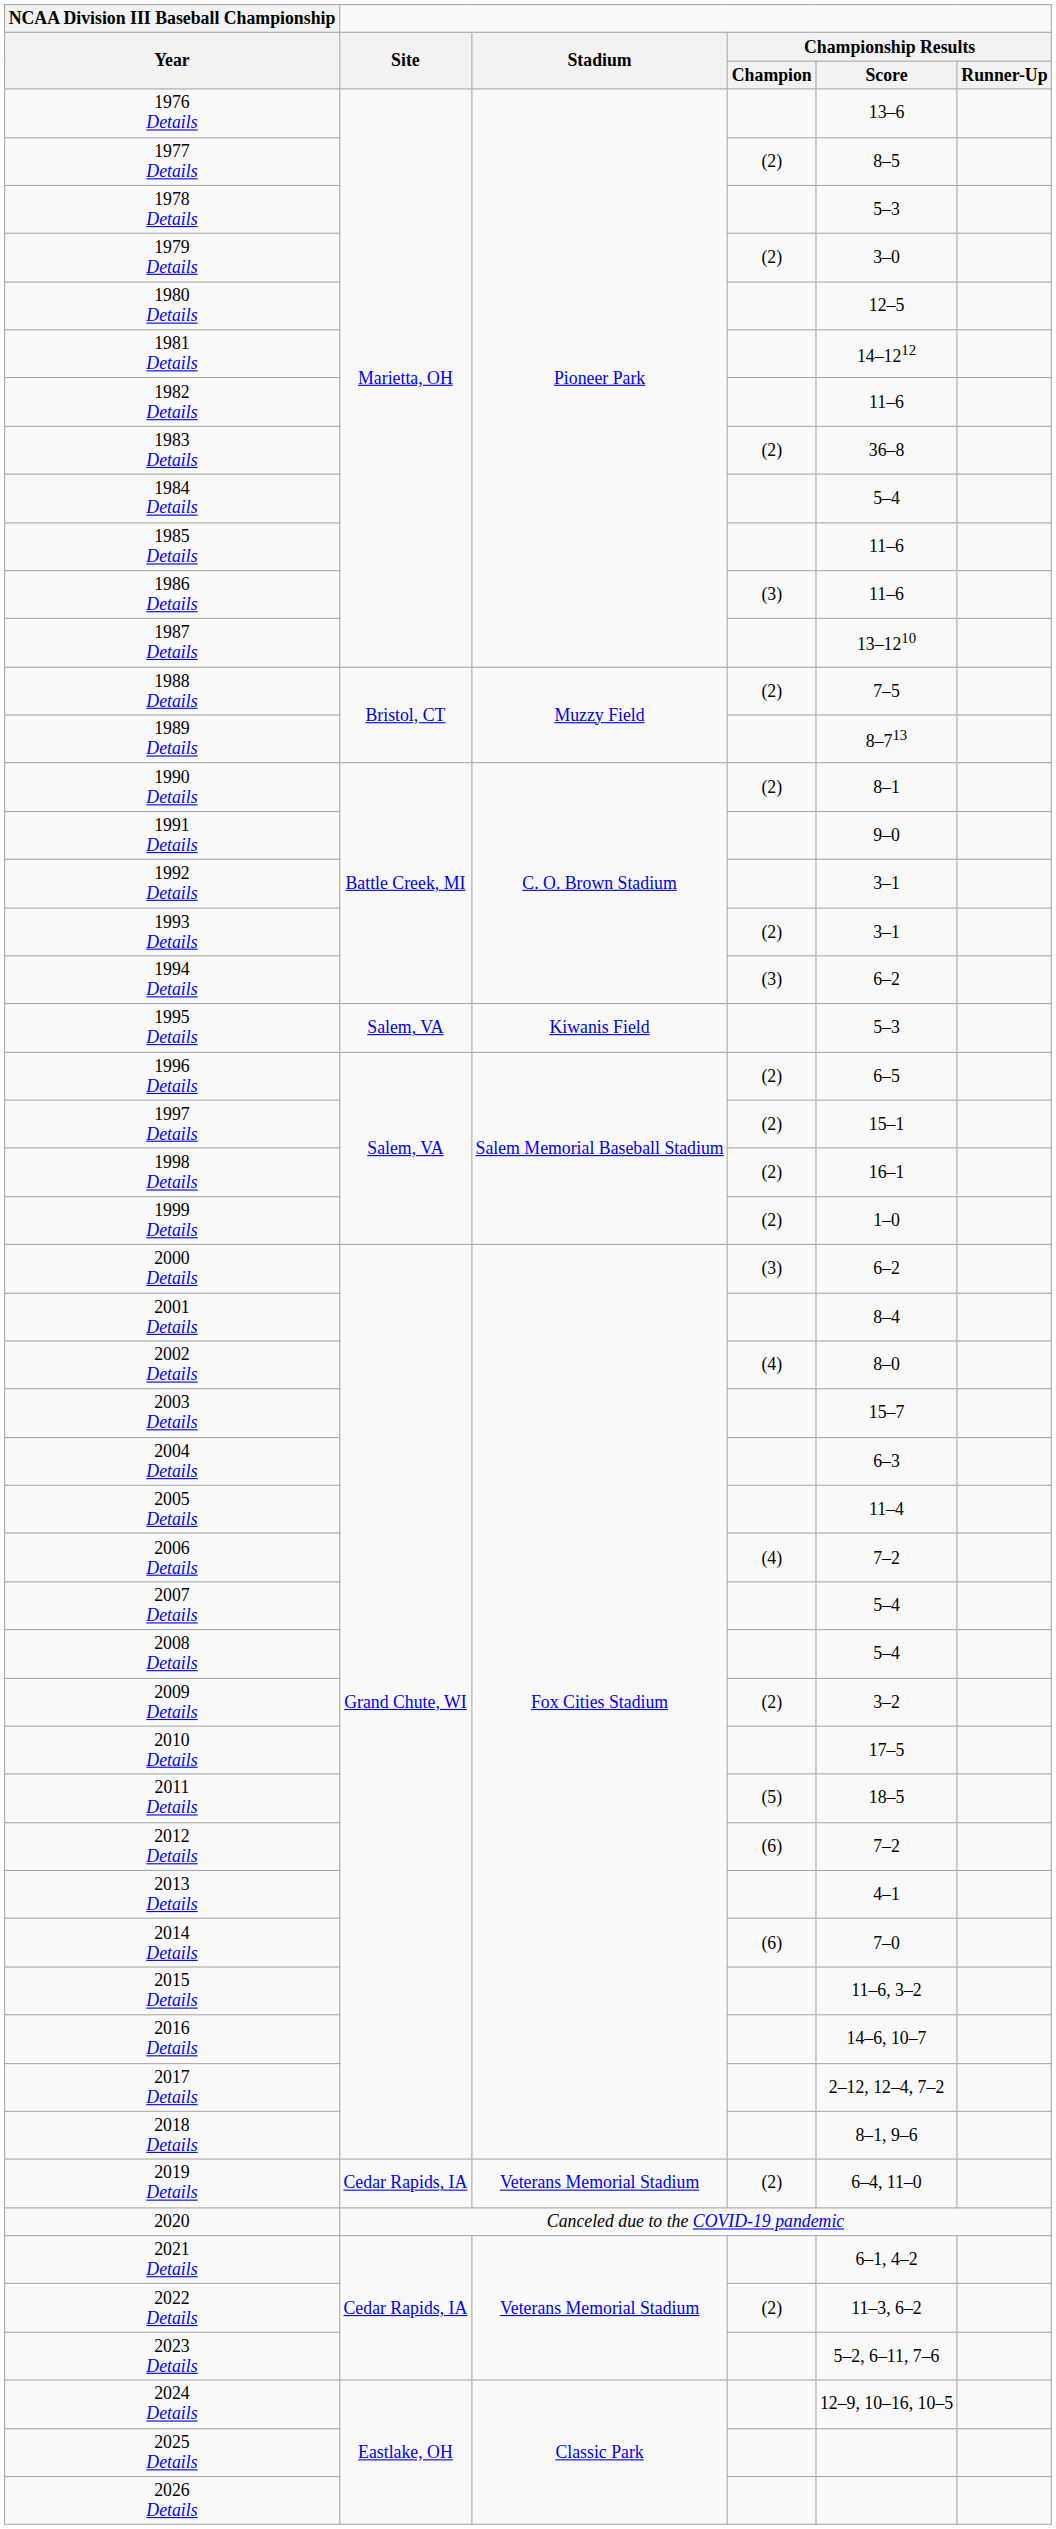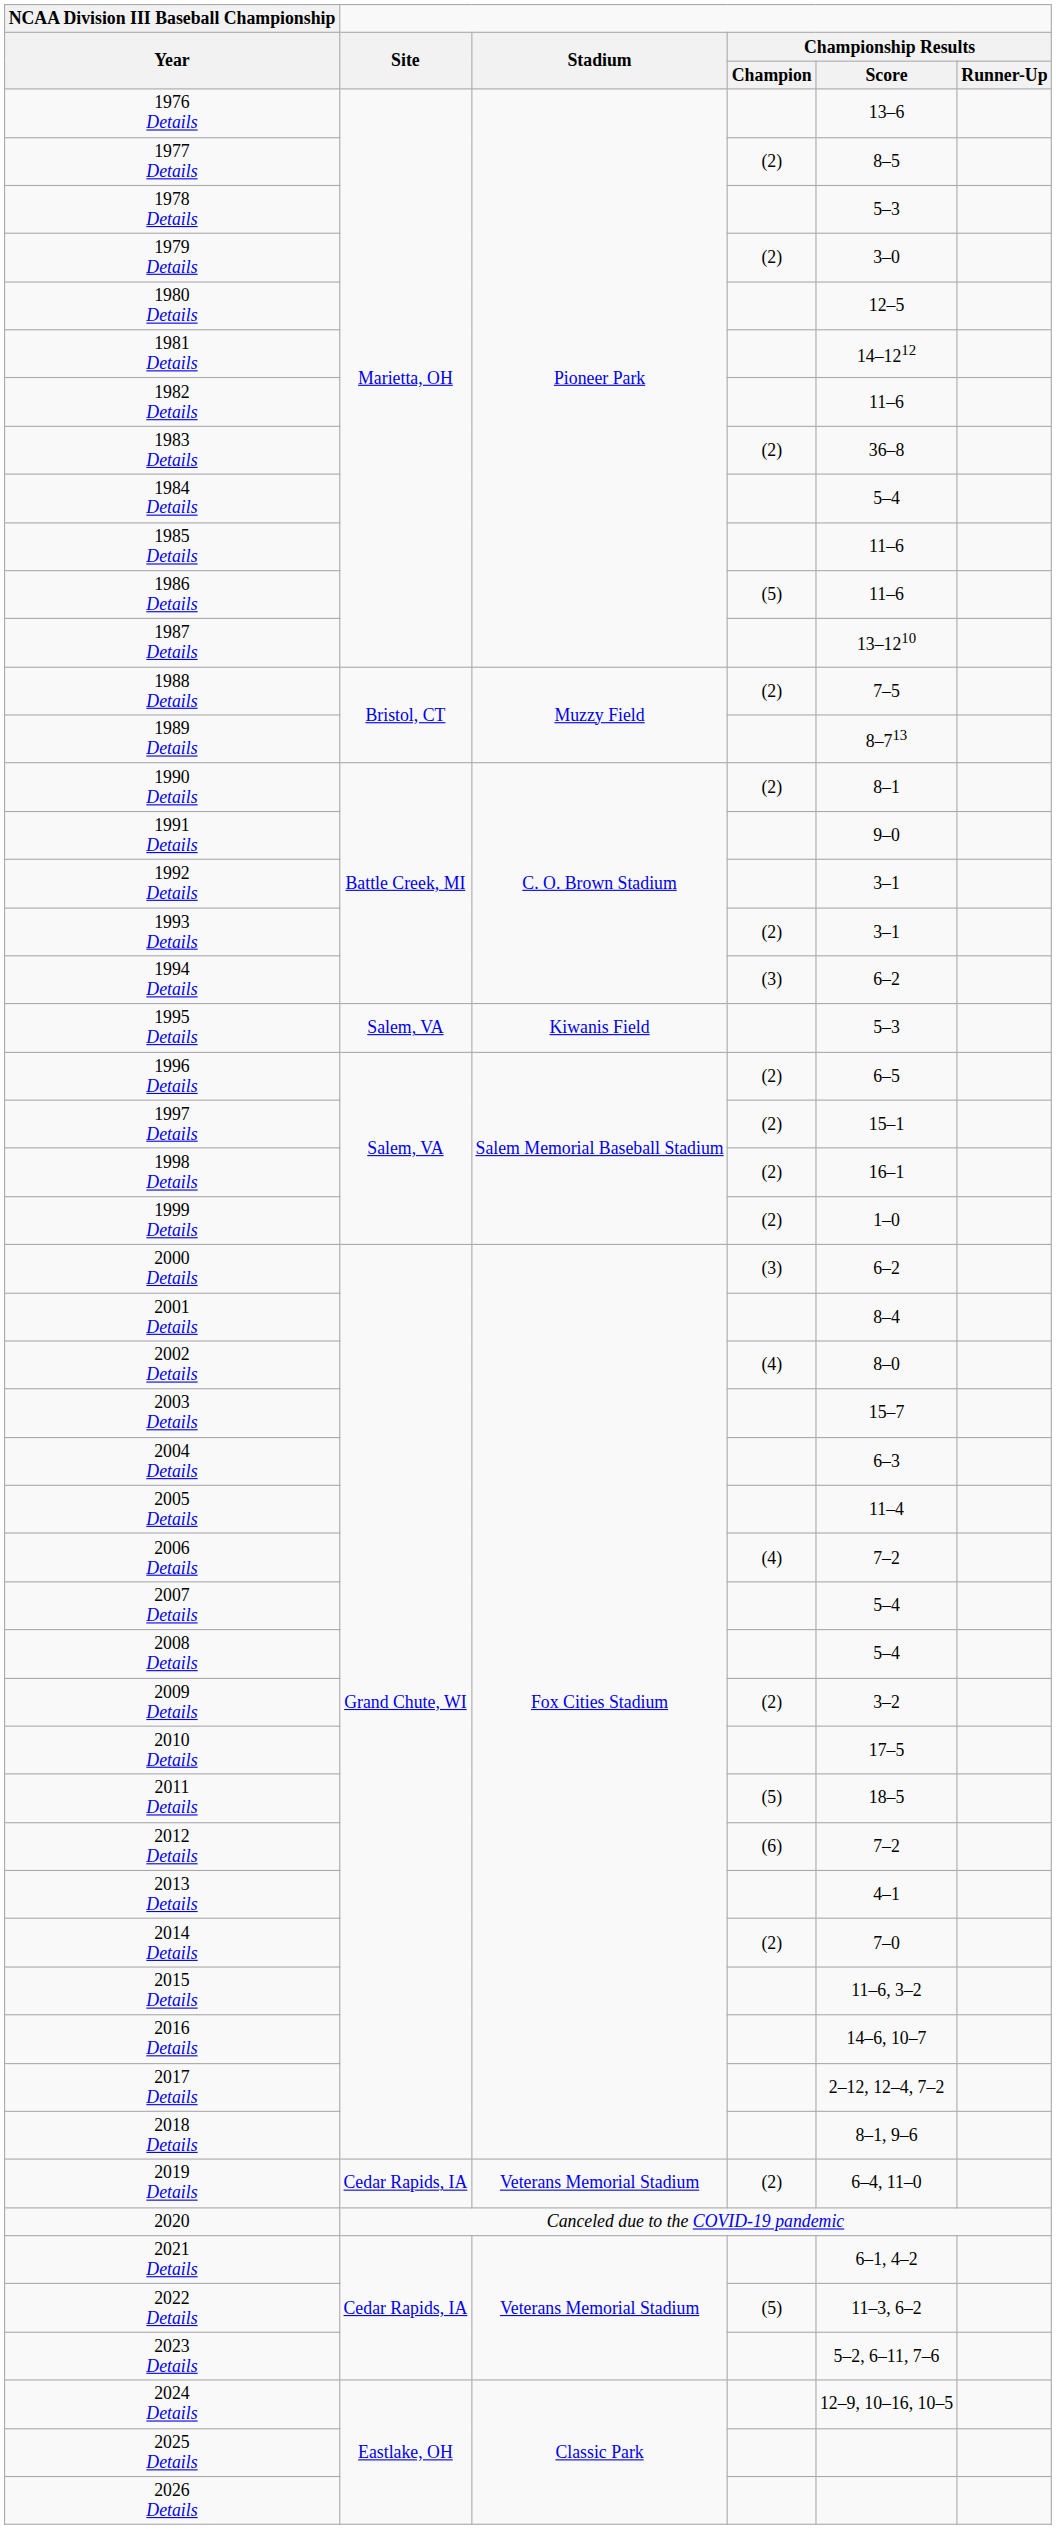(772, 594) (3) -> (772, 594) (5)
(772, 1942) (6) -> (772, 1942) (2)
(772, 2307) (2) -> (772, 2307) (5)
